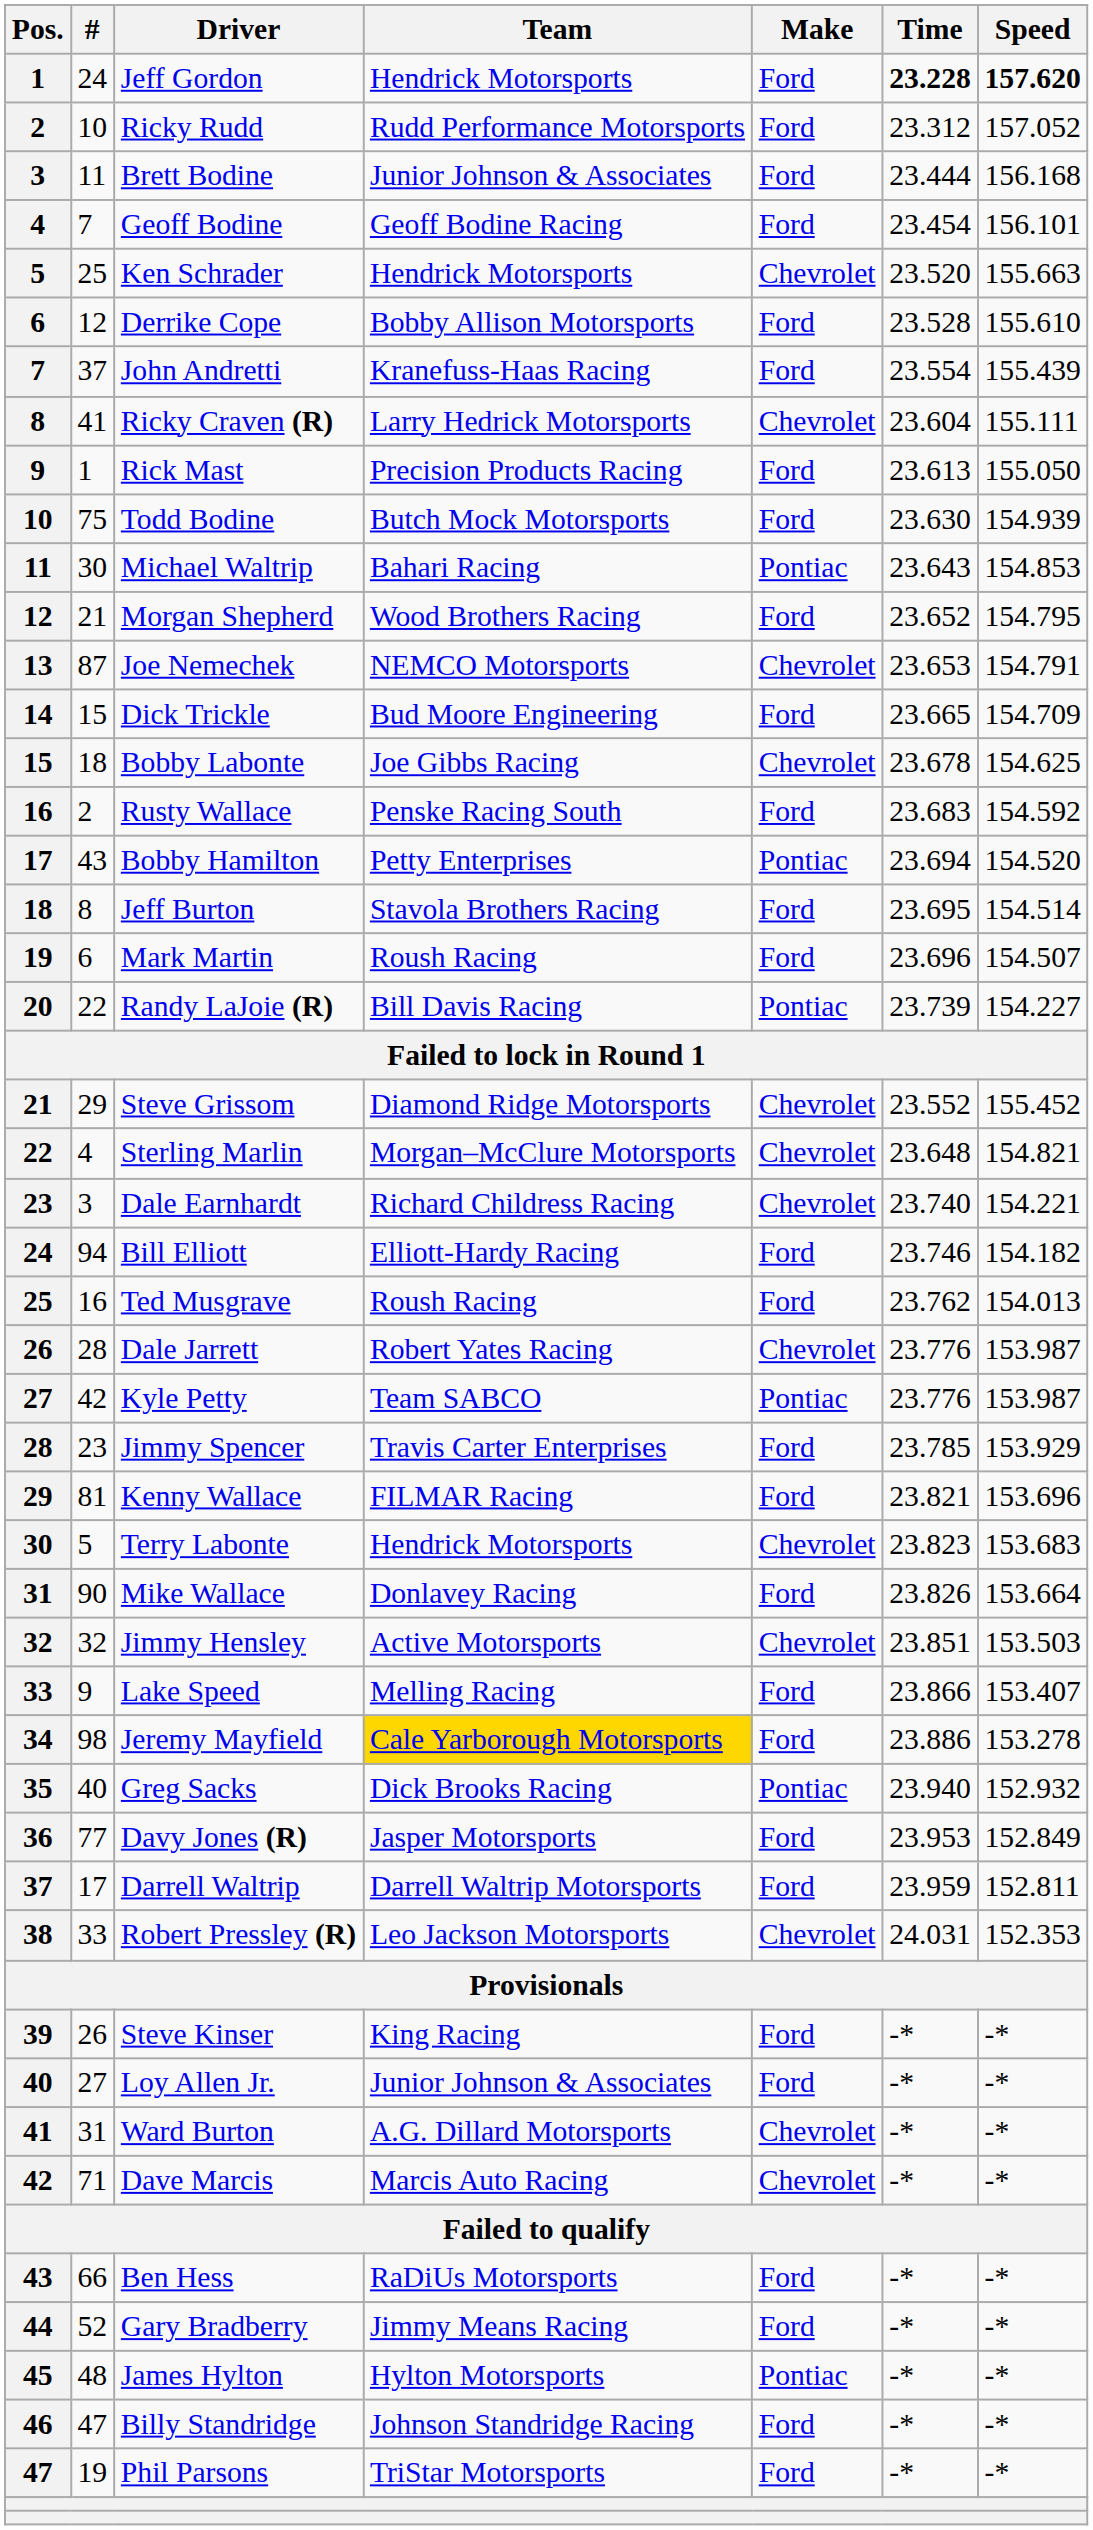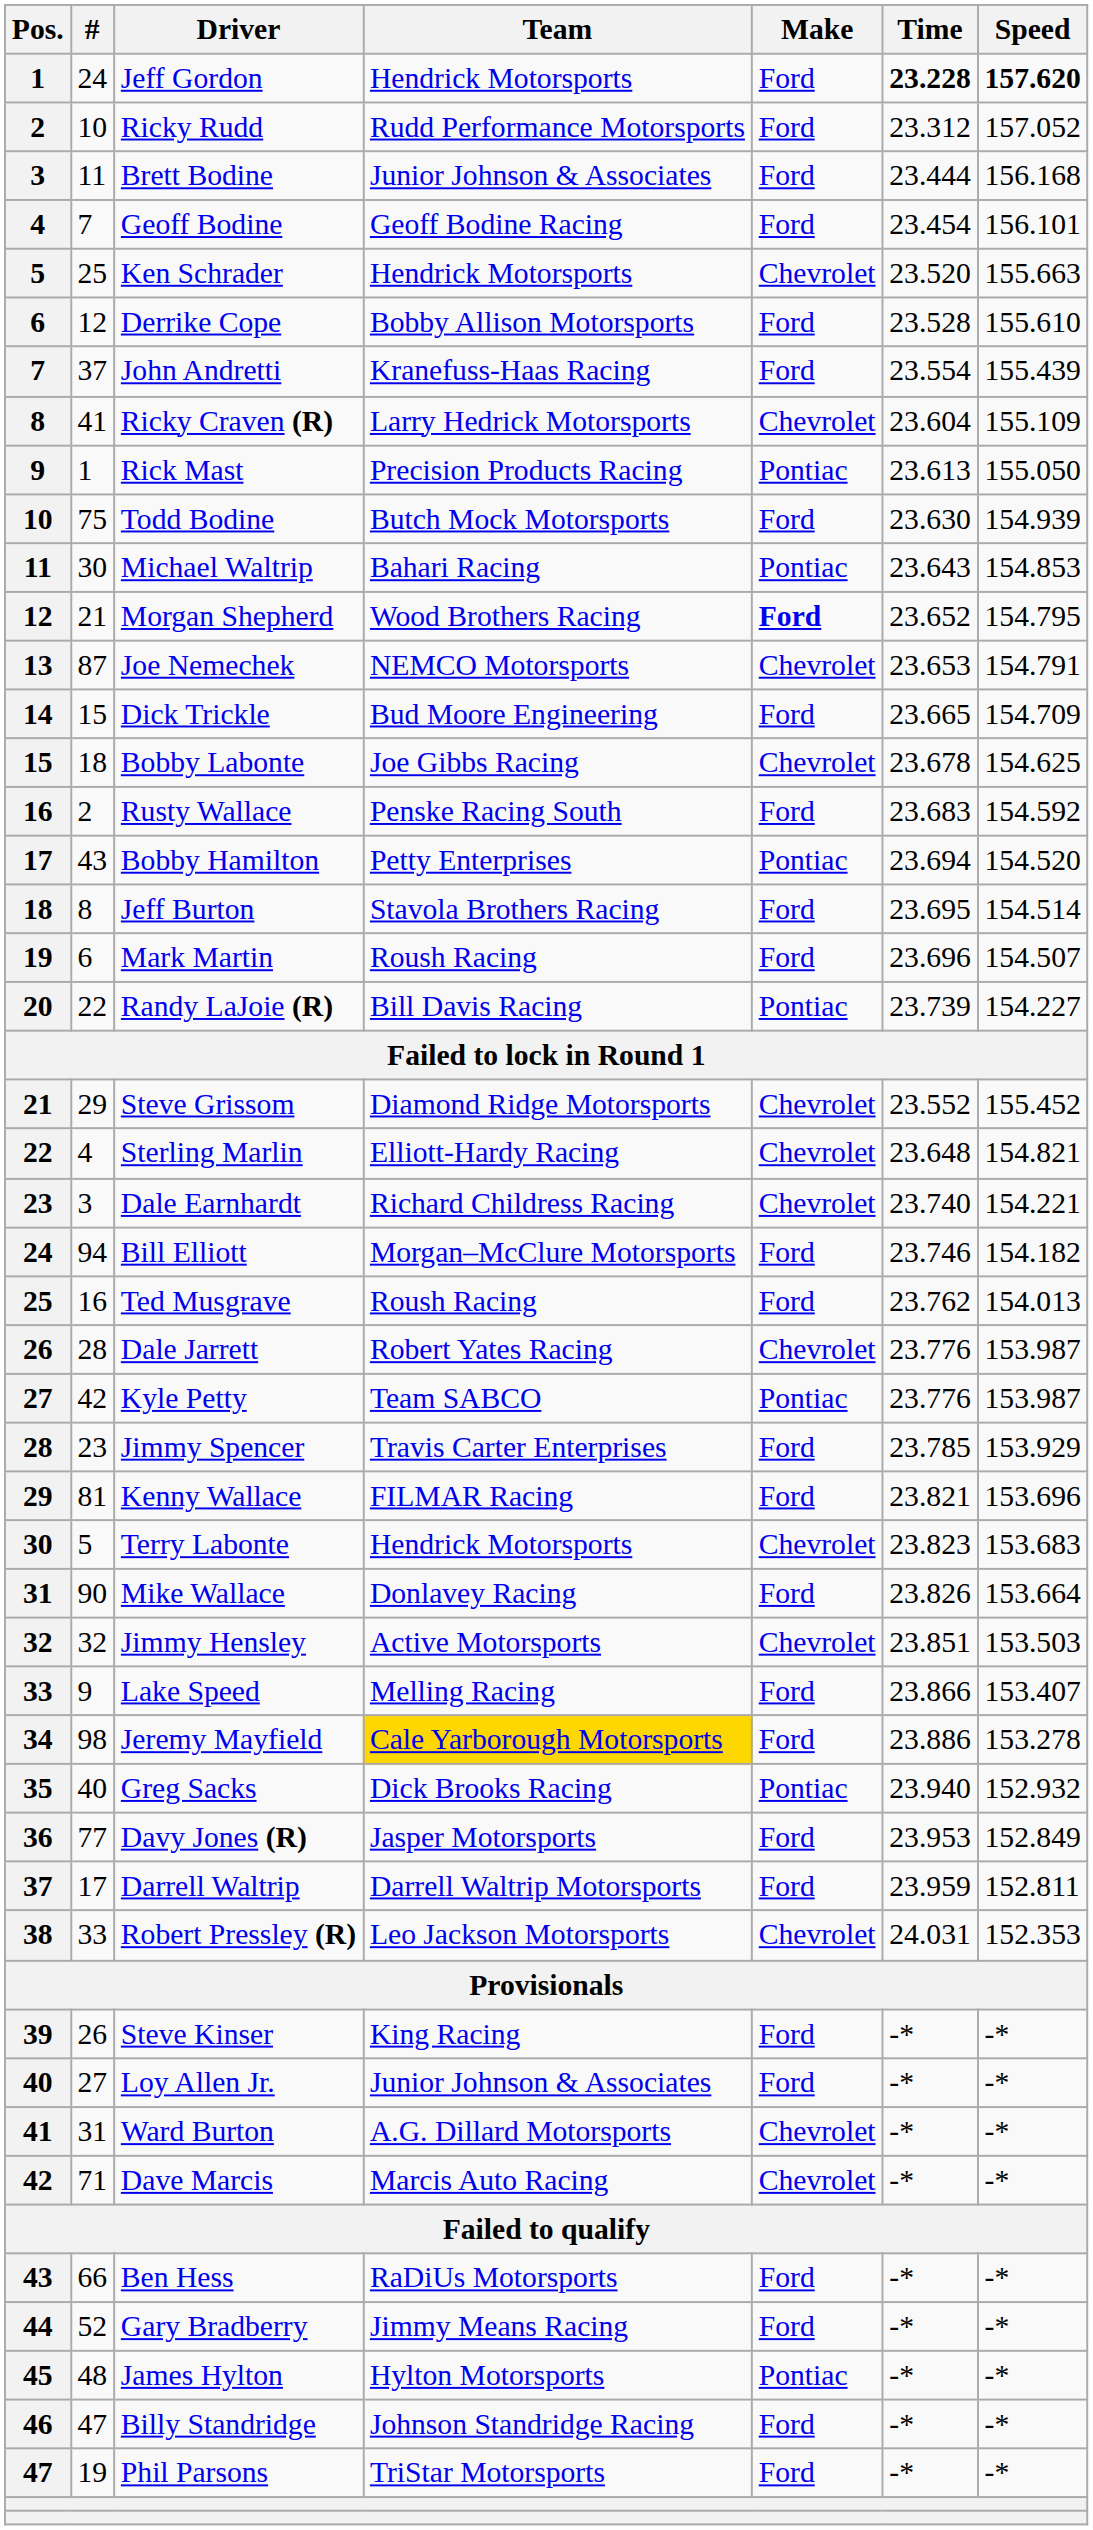(1032, 420) 155.111 -> (1033, 420) 155.109
(787, 468) Ford -> (803, 468) Pontiac
(787, 615) normal -> (790, 615) bold
(553, 1153) Morgan–McClure Motorsports -> (495, 1153) Elliott-Hardy Racing
(495, 1250) Elliott-Hardy Racing -> (553, 1250) Morgan–McClure Motorsports
